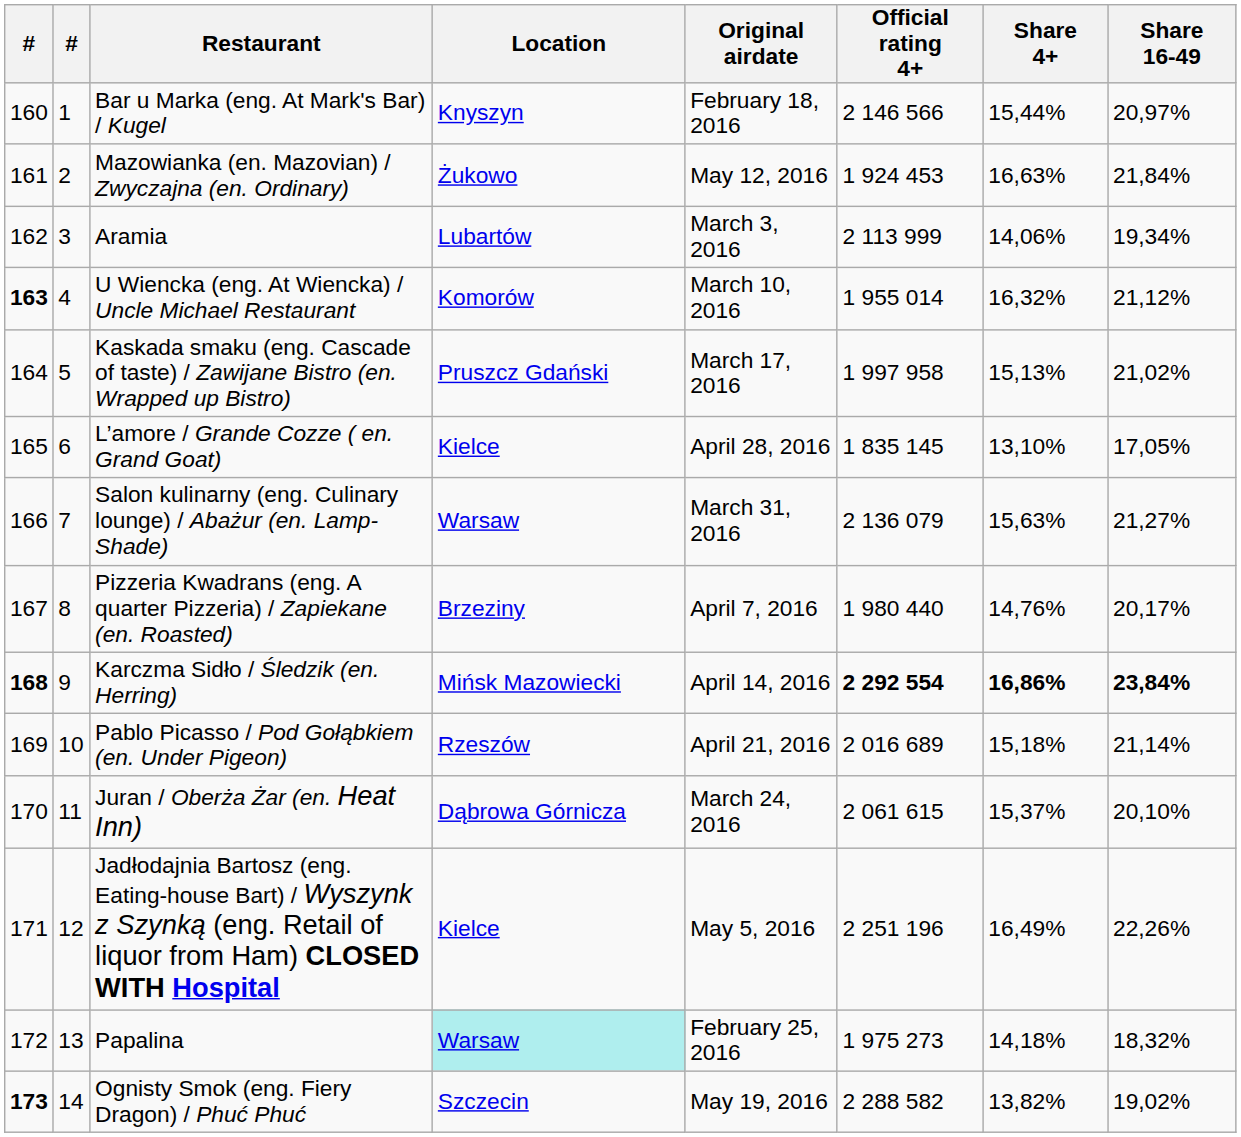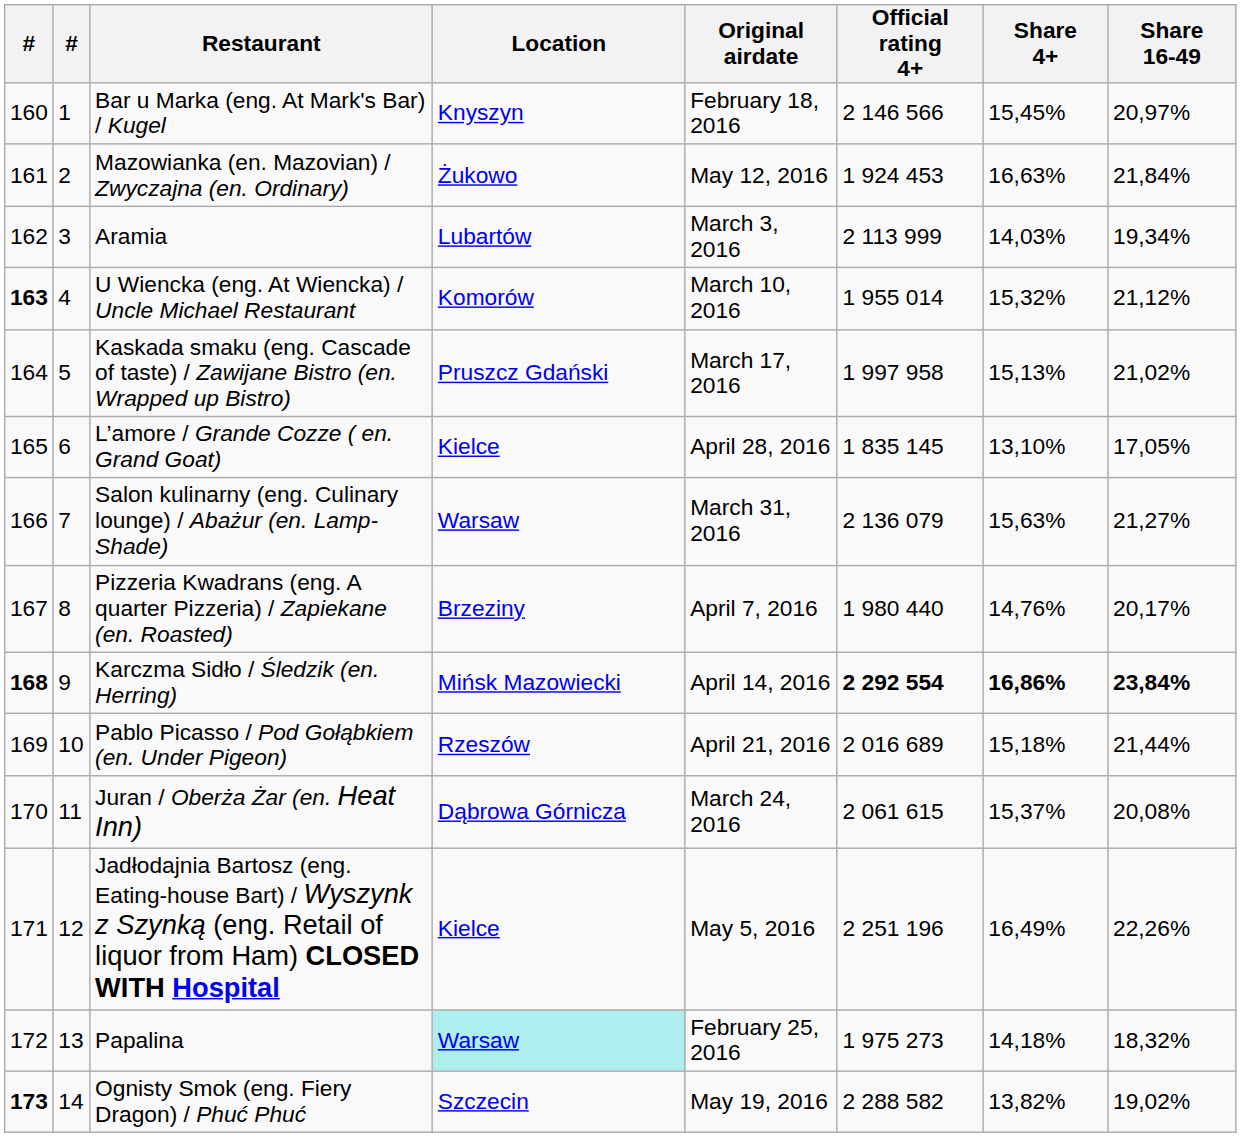(1027, 113) 15,44% -> (1027, 113) 15,45%
(1027, 236) 14,06% -> (1027, 236) 14,03%
(1027, 298) 16,32% -> (1027, 298) 15,32%
(1152, 744) 21,14% -> (1152, 744) 21,44%
(1152, 811) 20,10% -> (1152, 811) 20,08%
